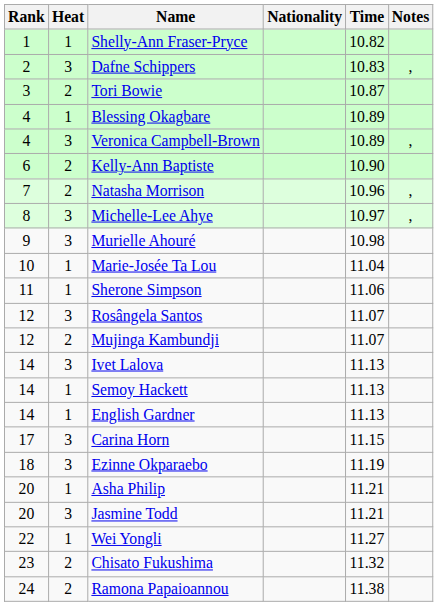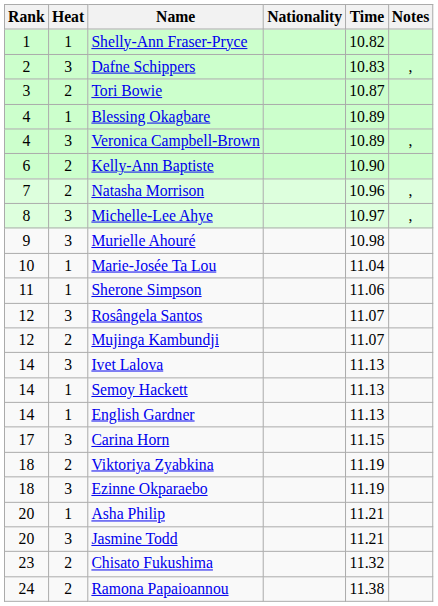+ row: (153, 464)
- row: (126, 539)
